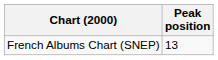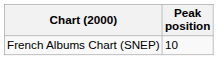(171, 45) 13 -> (171, 45) 10
